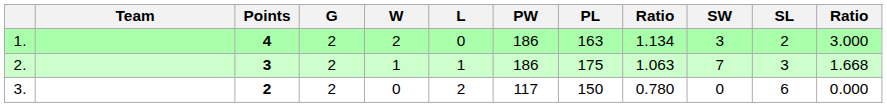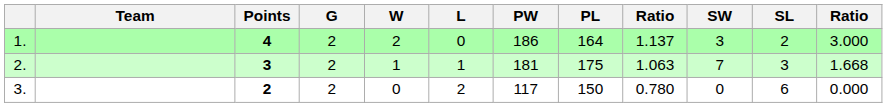(590, 41) 163 -> (590, 41) 164
(655, 41) 1.134 -> (655, 41) 1.137
(526, 65) 186 -> (526, 65) 181
